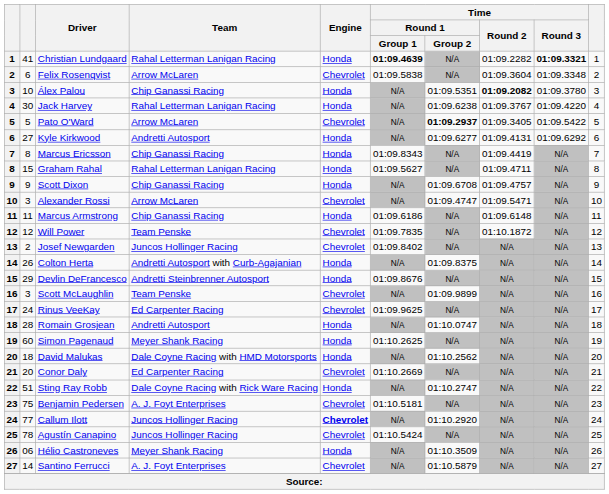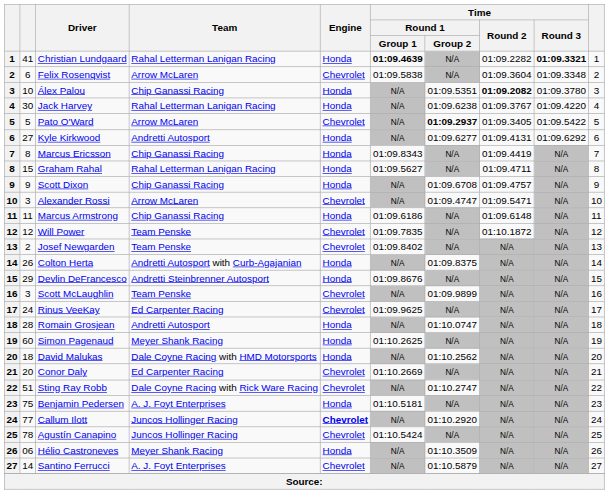(185, 247) Juncos Hollinger Racing -> (161, 247) Team Penske
(337, 388) Honda -> (344, 388) Chevrolet
(344, 403) Chevrolet -> (337, 403) Honda
